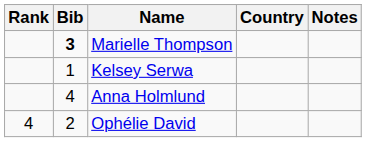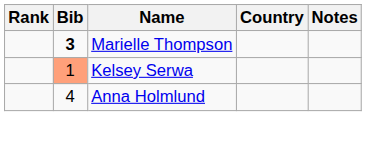(70, 70) no background -> (70, 70) lightsalmon background
- row: (143, 123)
